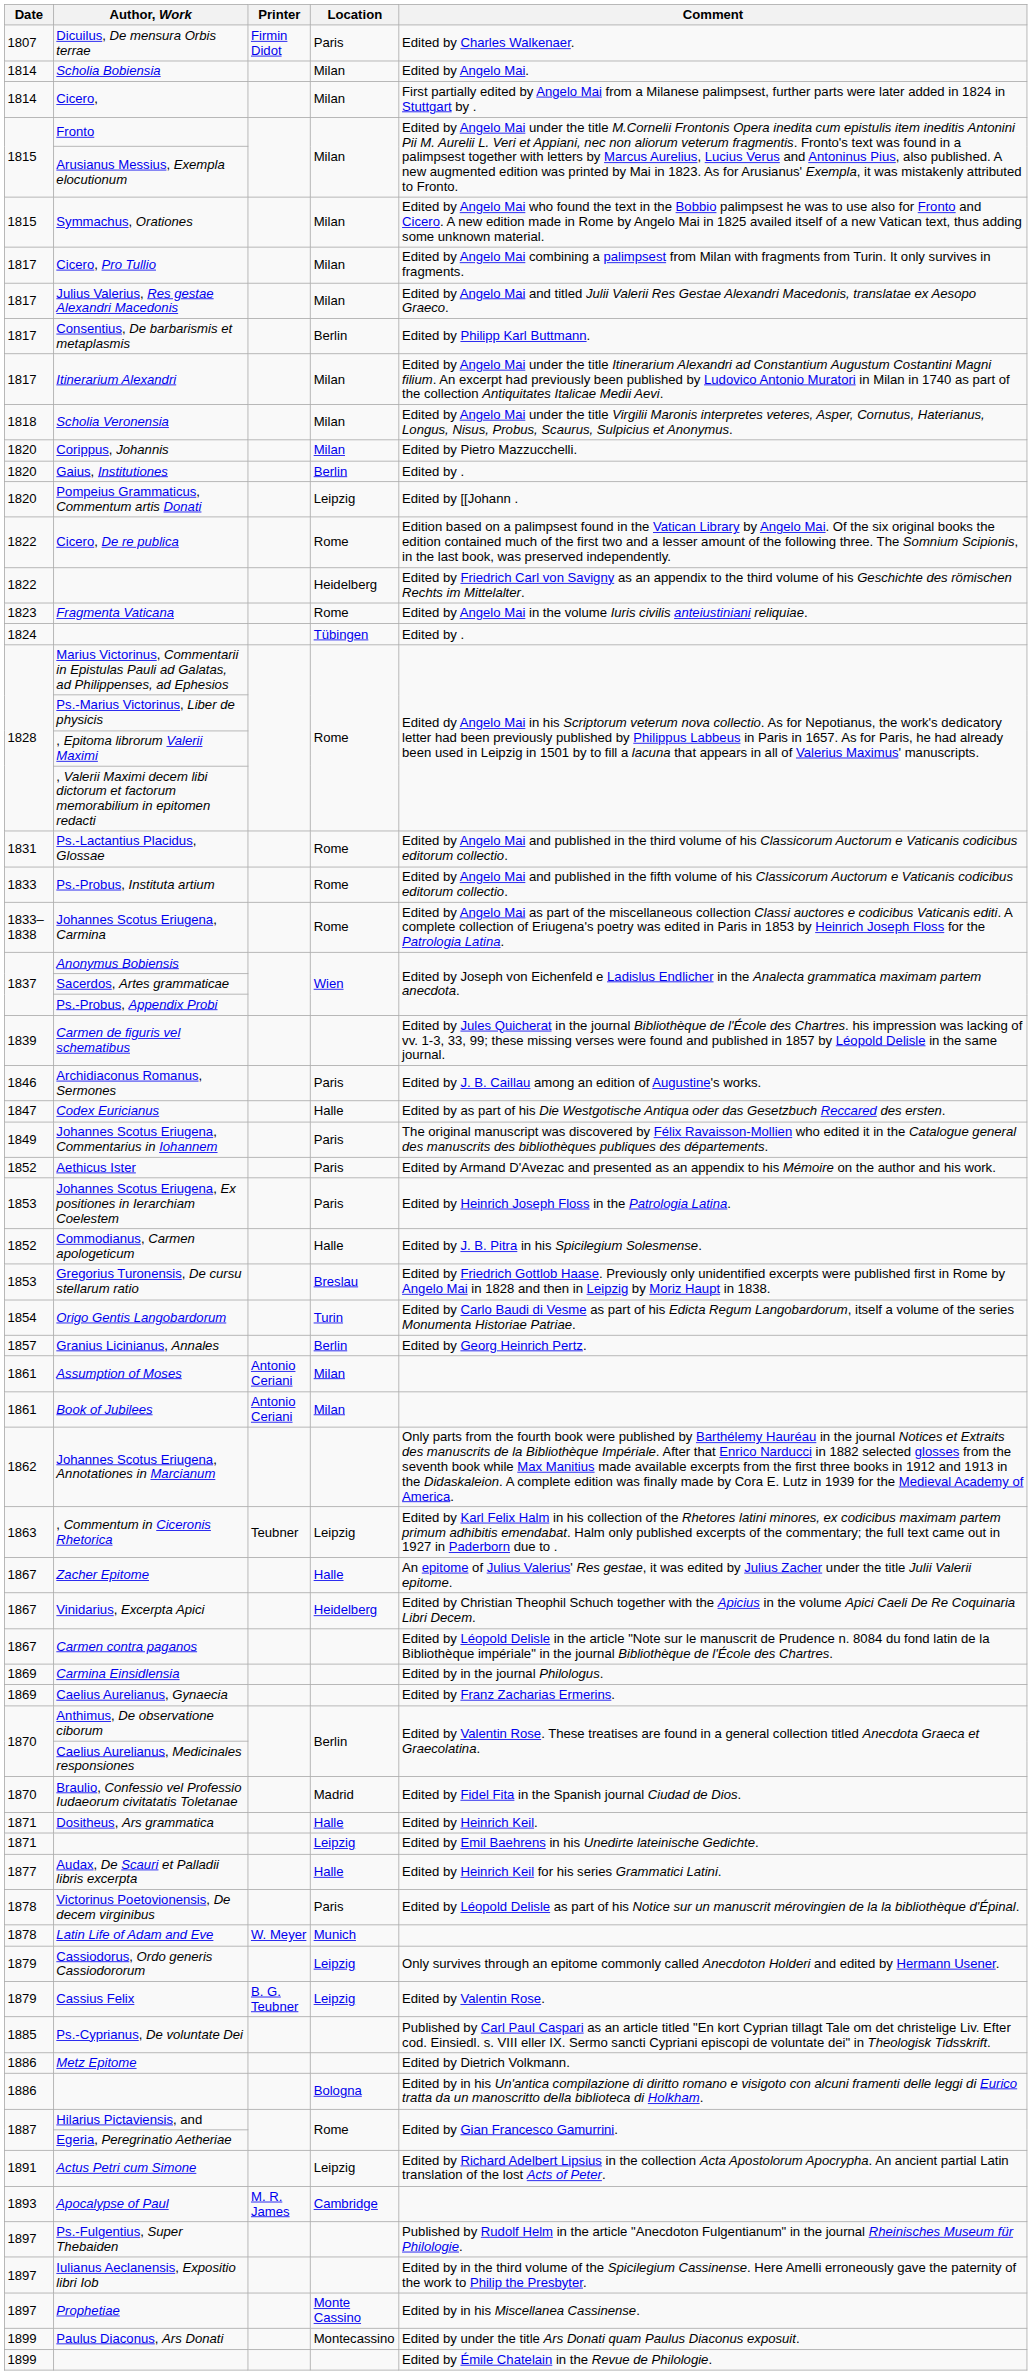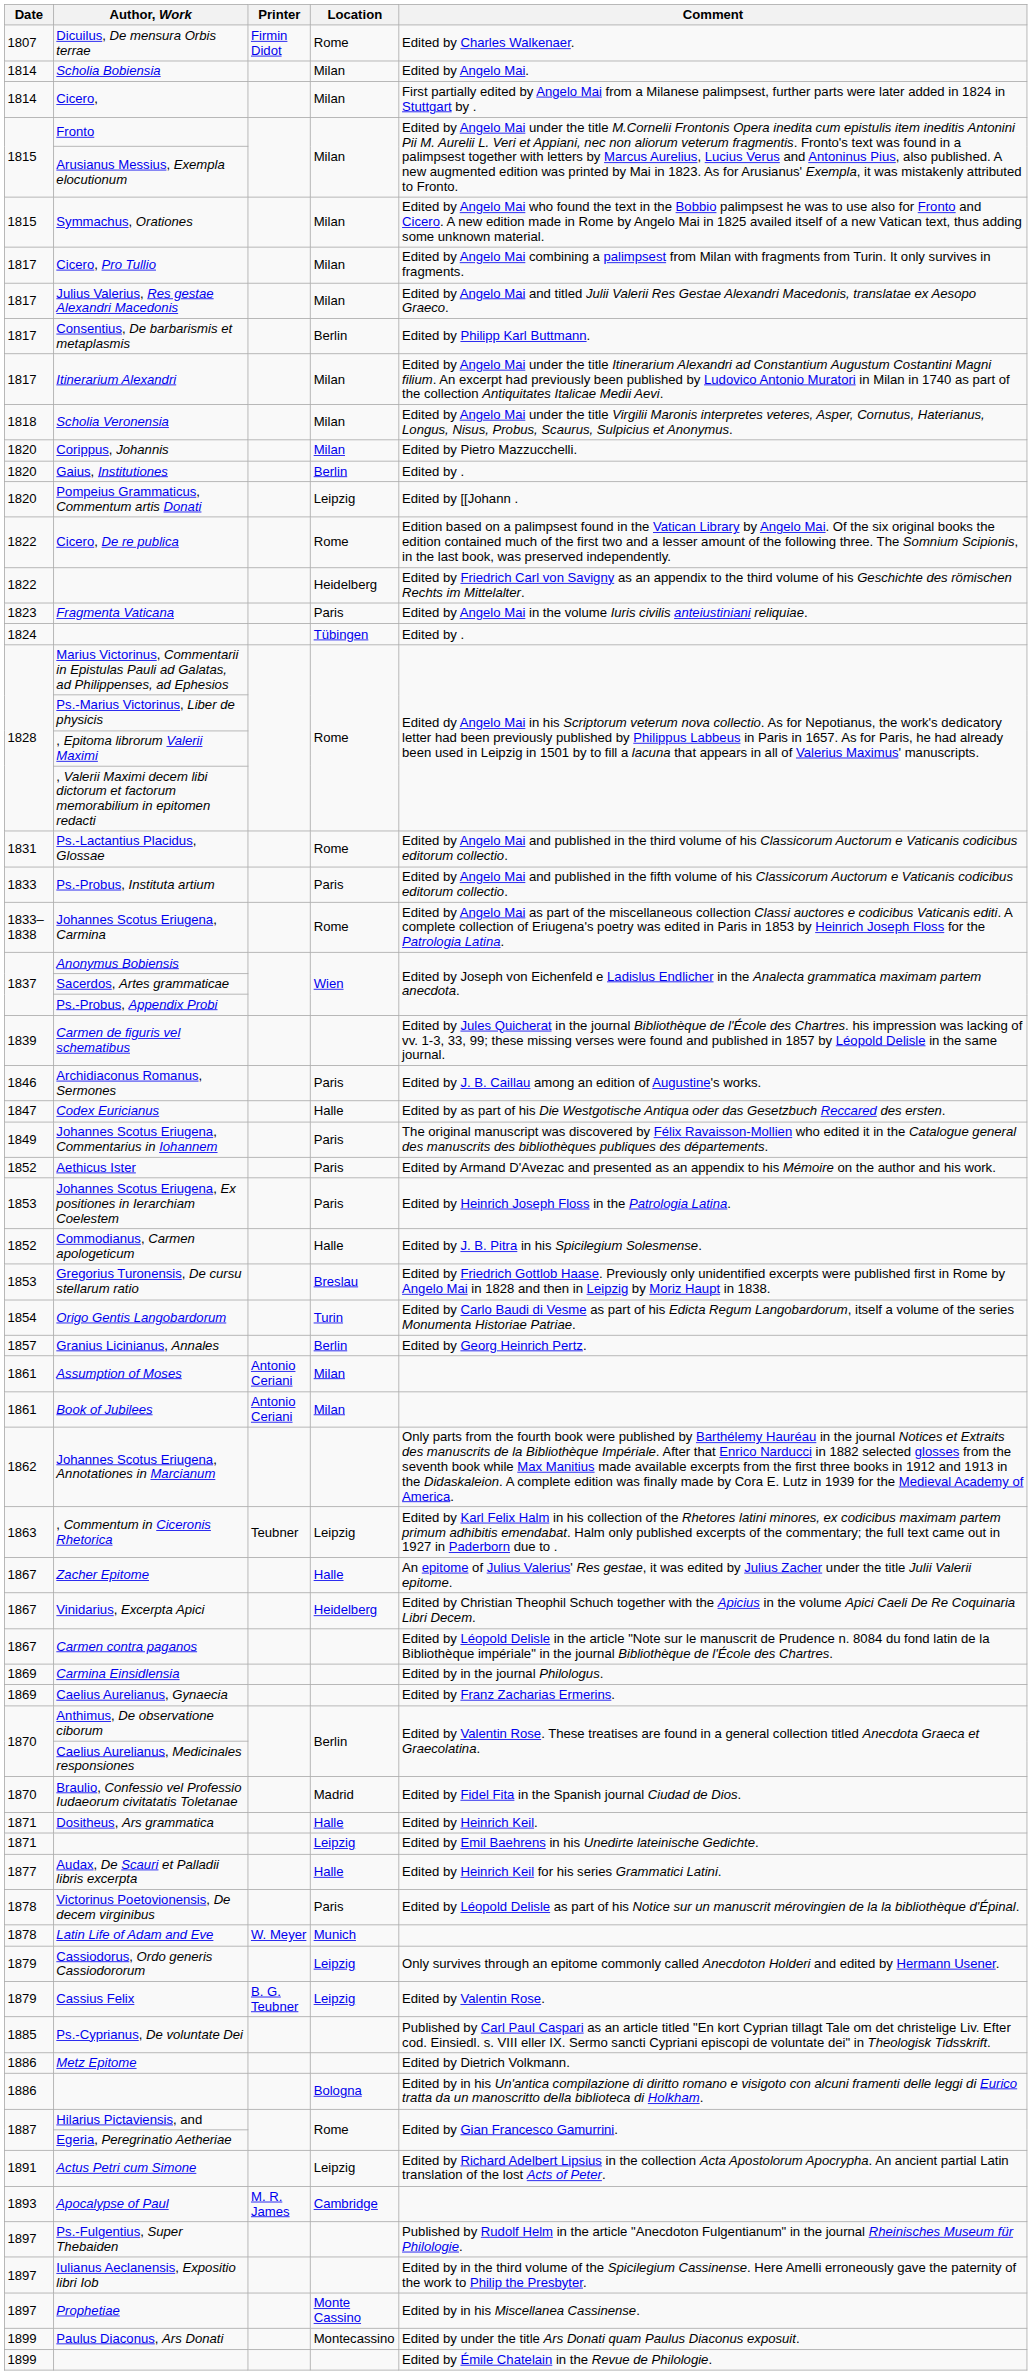(329, 43) Paris -> (331, 43) Rome
(331, 613) Rome -> (329, 613) Paris
(331, 884) Rome -> (329, 884) Paris
